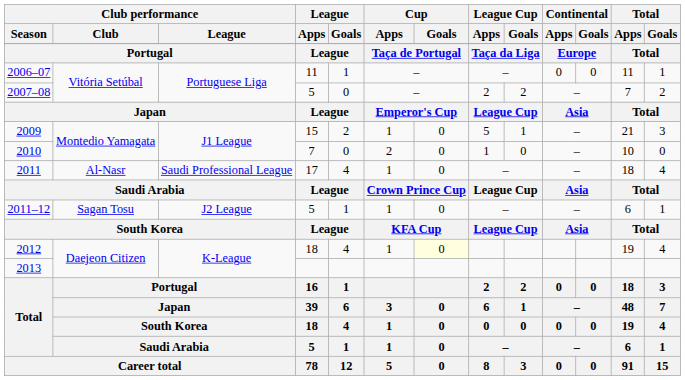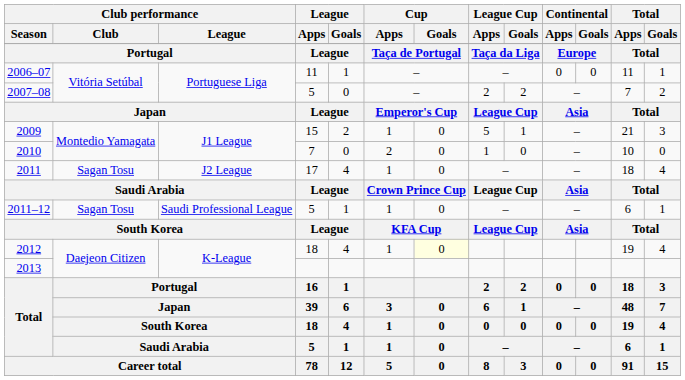(106, 170) Al-Nasr -> (106, 170) Sagan Tosu
(227, 170) Saudi Professional League -> (227, 170) J2 League
(227, 209) J2 League -> (227, 209) Saudi Professional League
